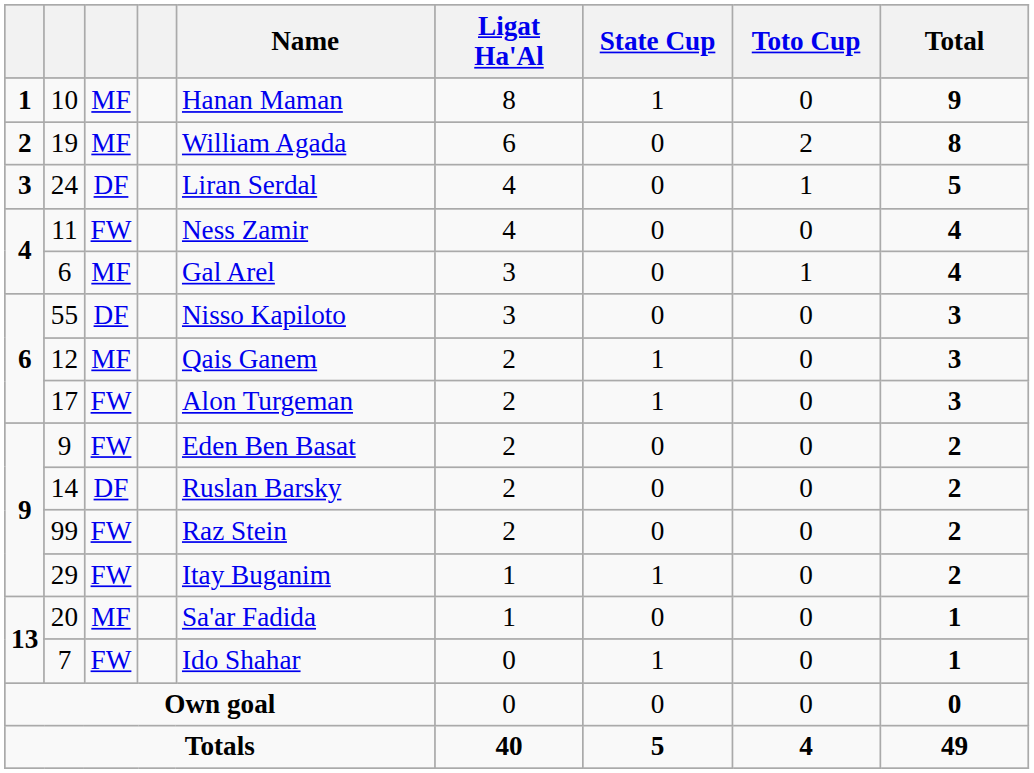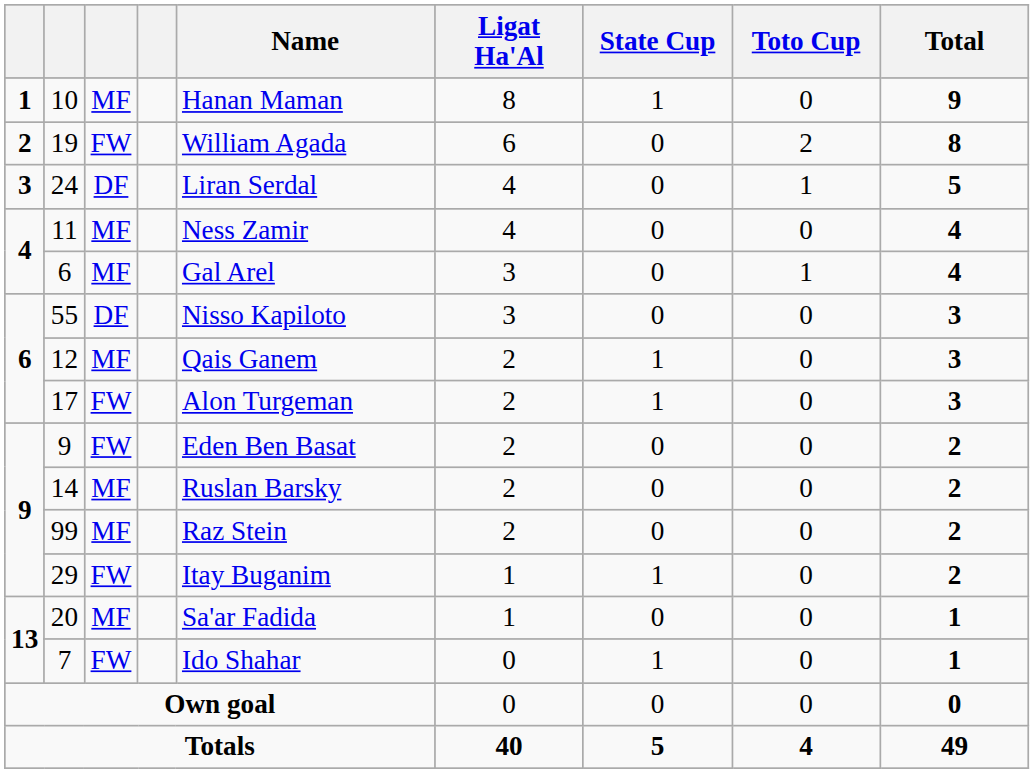(111, 142) MF -> (111, 142) FW
(111, 229) FW -> (111, 229) MF
(111, 488) DF -> (111, 488) MF
(111, 531) FW -> (111, 531) MF
